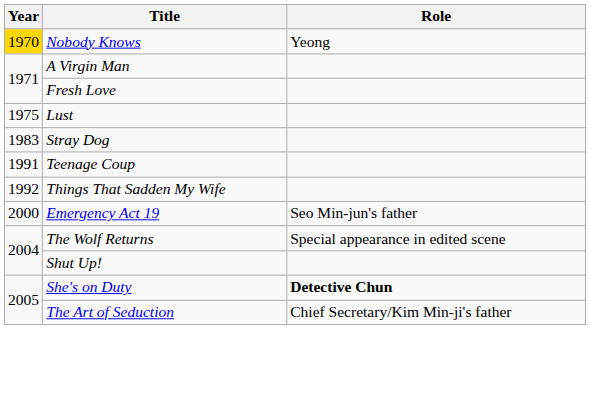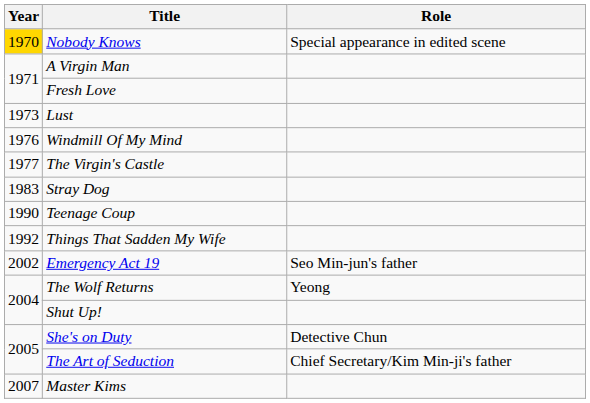(310, 41) Yeong -> (398, 41) Special appearance in edited scene
(24, 115) 1975 -> (24, 115) 1973
+ row: (114, 139)
+ row: (105, 164)
(24, 164) 1991 -> (24, 213) 1990
(24, 213) 2000 -> (24, 262) 2002
(398, 238) Special appearance in edited scene -> (310, 287) Yeong
(341, 287) bold -> (339, 336) normal
+ row: (86, 386)
